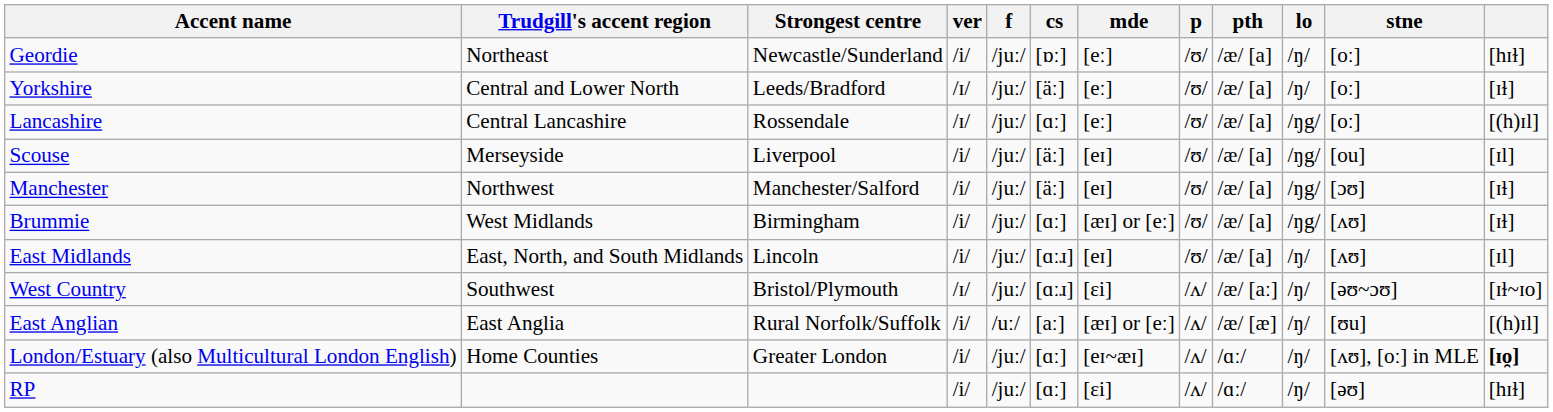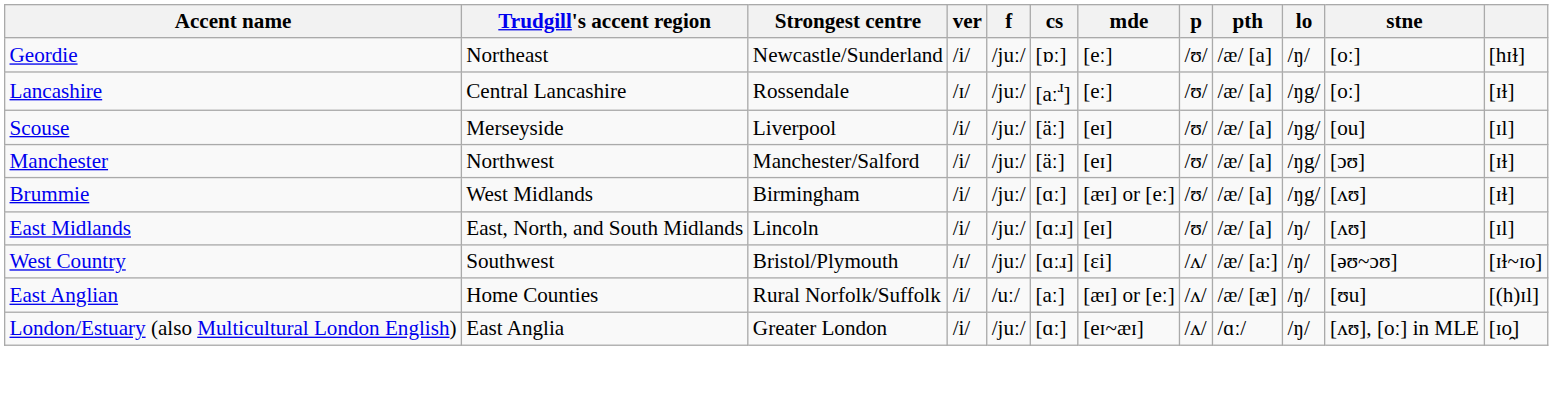- row: (51, 88)
(1051, 121) [ɑː] -> (1053, 91) [aːɹ]
(1514, 121) [(h)ɪl] -> (1502, 91) [ɪɫ]
(515, 322) East Anglia -> (532, 294) Home Counties
(532, 356) Home Counties -> (515, 328) East Anglia
(1504, 356) bold -> (1504, 328) normal
- row: (22, 389)
